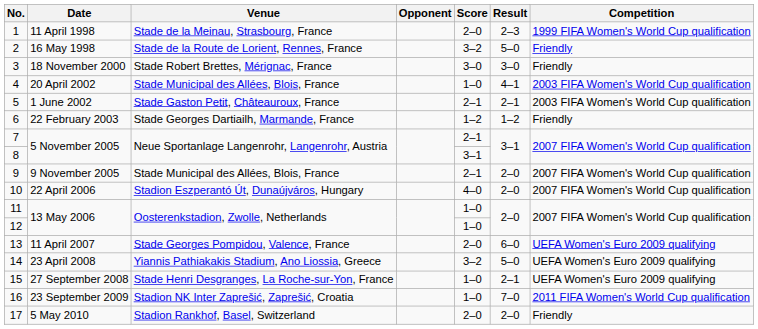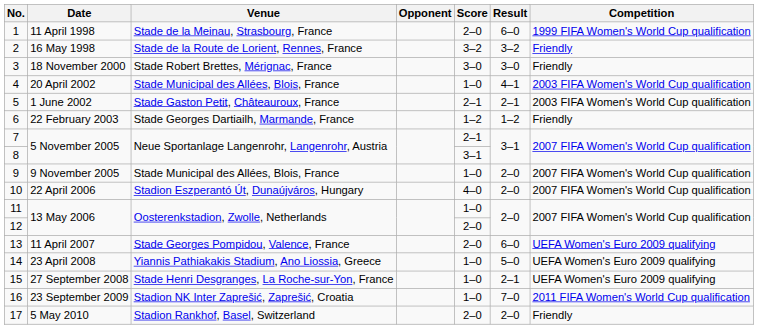(510, 31) 2–3 -> (510, 31) 6–0
(510, 48) 5–0 -> (510, 48) 3–2
(472, 173) 2–1 -> (472, 173) 1–0
(472, 226) 1–0 -> (472, 226) 2–0
(472, 262) 3–2 -> (472, 262) 1–0
